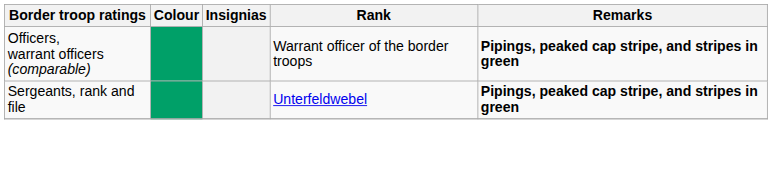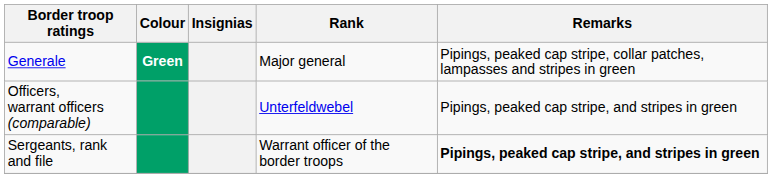+ row: (37, 61)
(361, 53) Warrant officer of the border troops -> (306, 107) Unterfeldwebel
(619, 53) bold -> (589, 107) normal
(320, 99) Unterfeldwebel -> (325, 153) Warrant officer of the border troops
